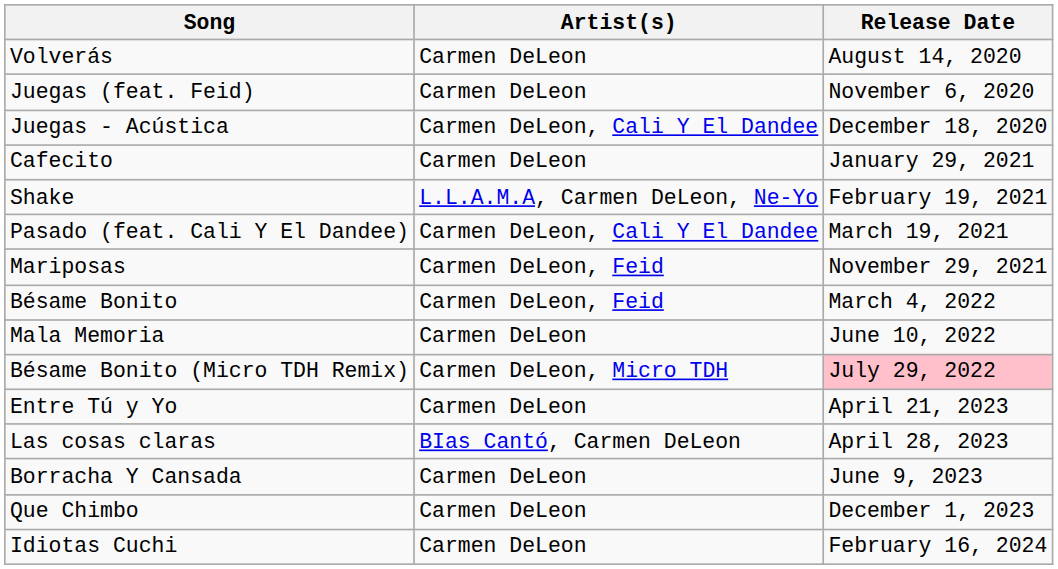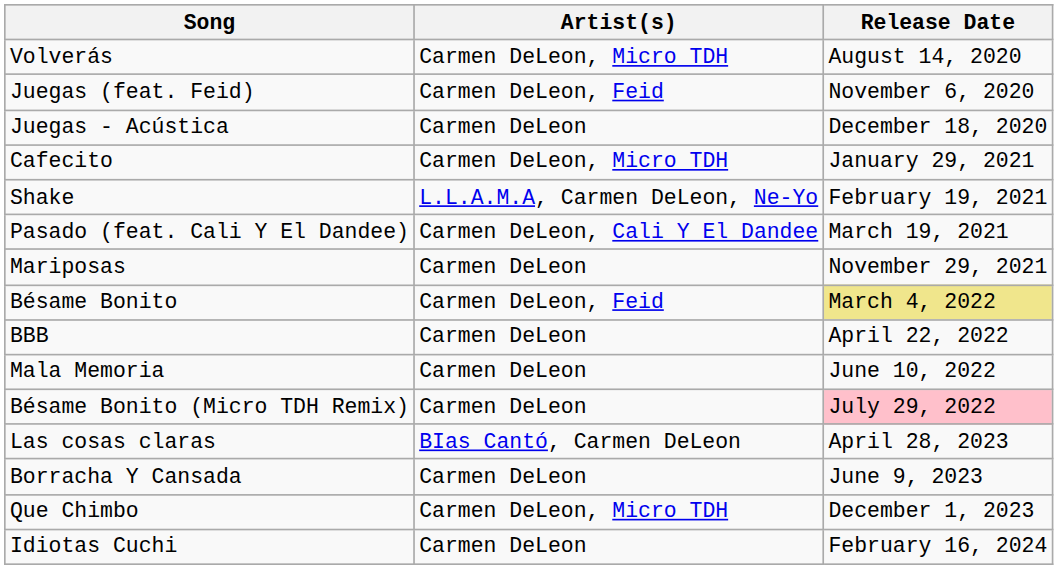(503, 57) Carmen DeLeon -> (574, 57) Carmen DeLeon, Micro TDH
(503, 92) Carmen DeLeon -> (541, 92) Carmen DeLeon, Feid
(619, 127) Carmen DeLeon, Cali Y El Dandee -> (503, 127) Carmen DeLeon
(503, 162) Carmen DeLeon -> (574, 162) Carmen DeLeon, Micro TDH
(541, 267) Carmen DeLeon, Feid -> (503, 267) Carmen DeLeon
(912, 302) no background -> (912, 302) khaki background
+ row: (29, 337)
(574, 372) Carmen DeLeon, Micro TDH -> (503, 407) Carmen DeLeon
- row: (94, 407)
(503, 512) Carmen DeLeon -> (574, 512) Carmen DeLeon, Micro TDH
